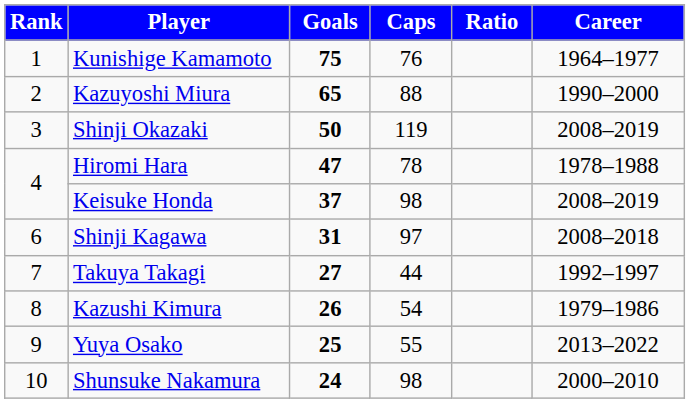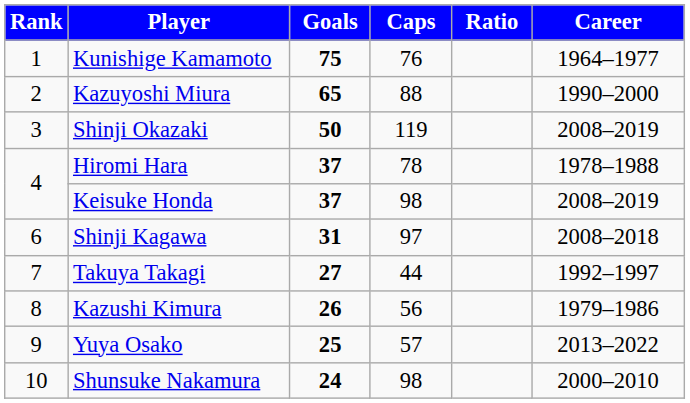(330, 165) 47 -> (330, 165) 37
(411, 308) 54 -> (411, 308) 56
(411, 344) 55 -> (411, 344) 57
